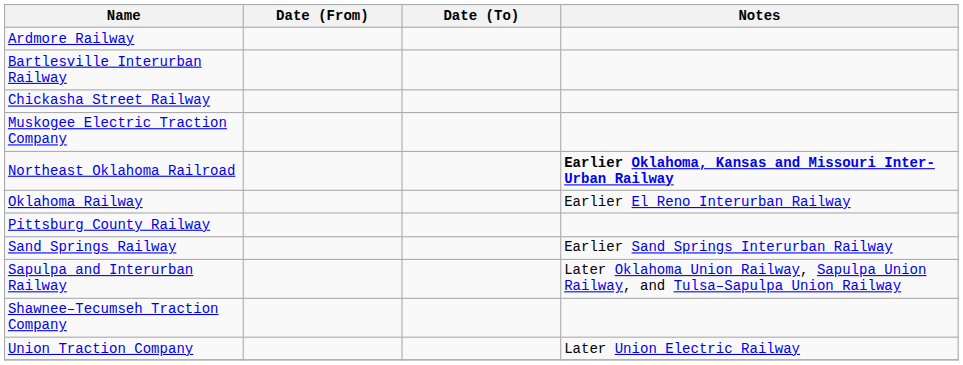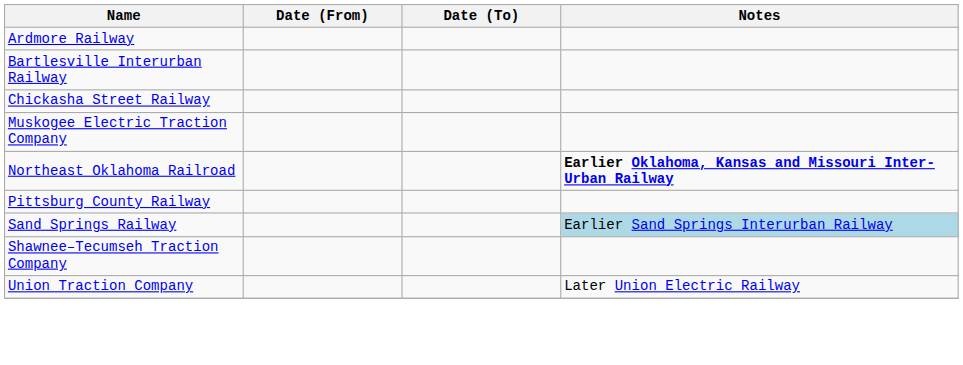- row: (75, 202)
(728, 248) no background -> (728, 225) lightblue background
- row: (101, 279)
